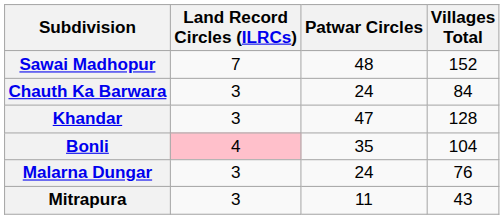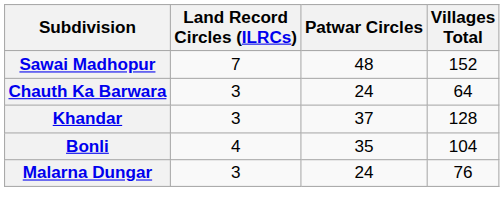(463, 91) 84 -> (463, 91) 64
(364, 118) 47 -> (364, 118) 37
(236, 145) pink background -> (236, 145) no background
- row: (87, 200)
